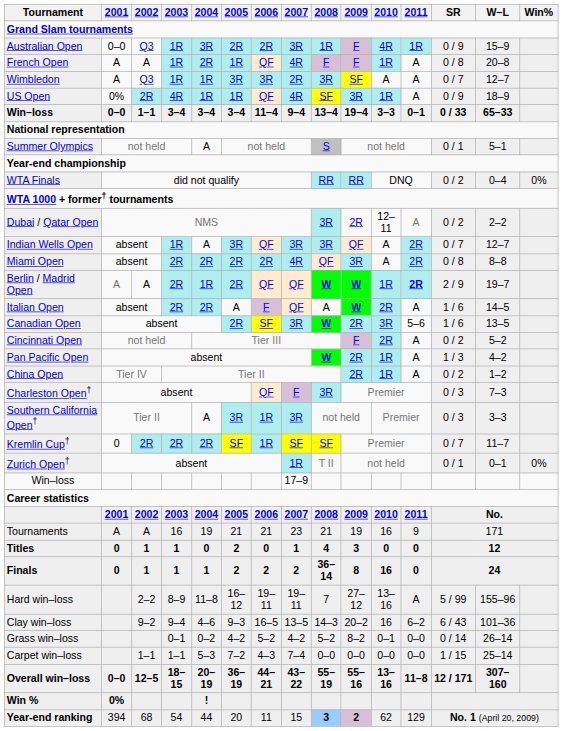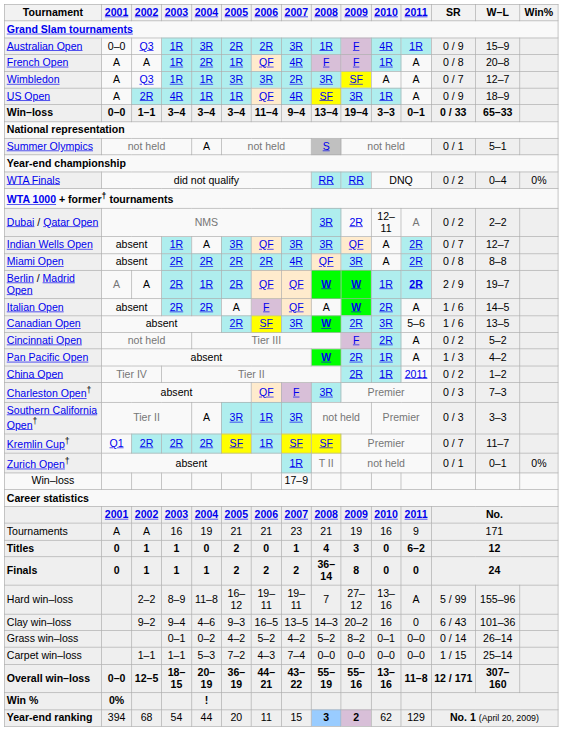(117, 96) 0% -> (117, 96) A
(416, 374) A -> (416, 374) 2011
(117, 443) 0 -> (117, 443) Q1
(416, 548) 0 -> (416, 548) 6–2
(386, 571) 16 -> (386, 571) 0
(416, 622) 6–2 -> (416, 622) 0
